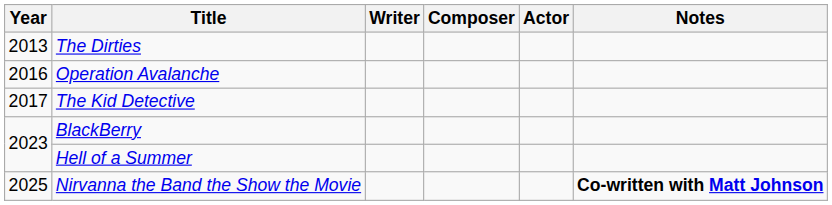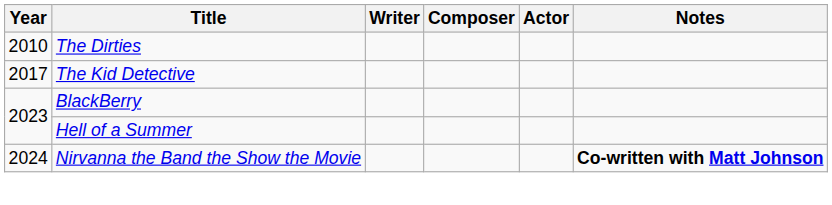(28, 46) 2013 -> (28, 46) 2010
- row: (138, 74)
(28, 185) 2025 -> (28, 158) 2024
